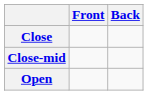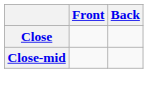- row: (37, 79)
